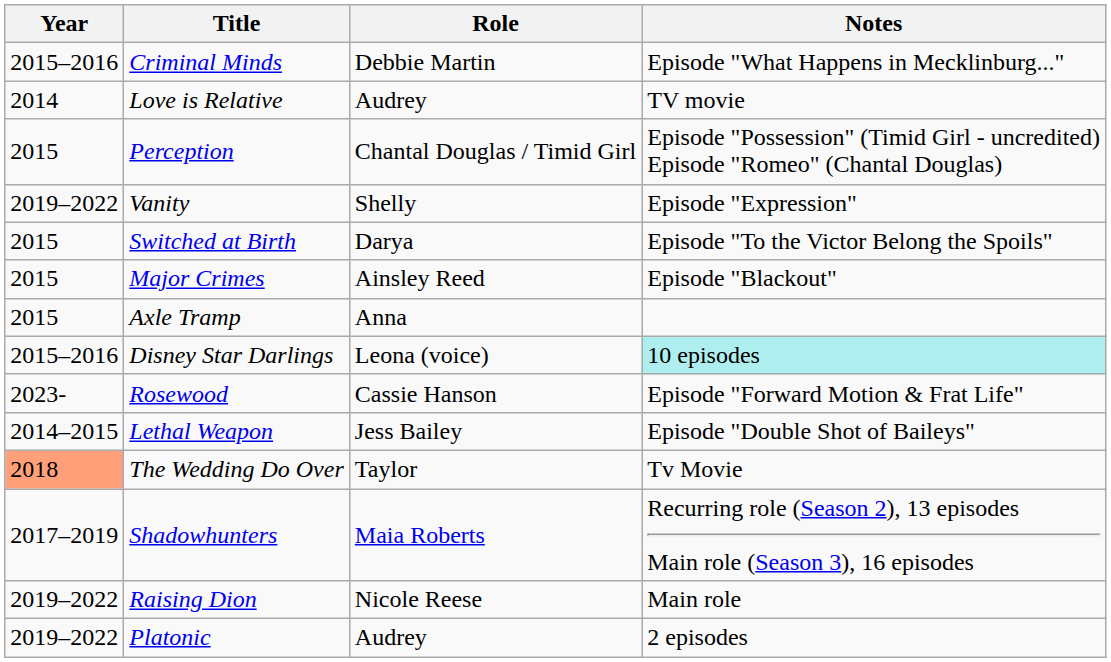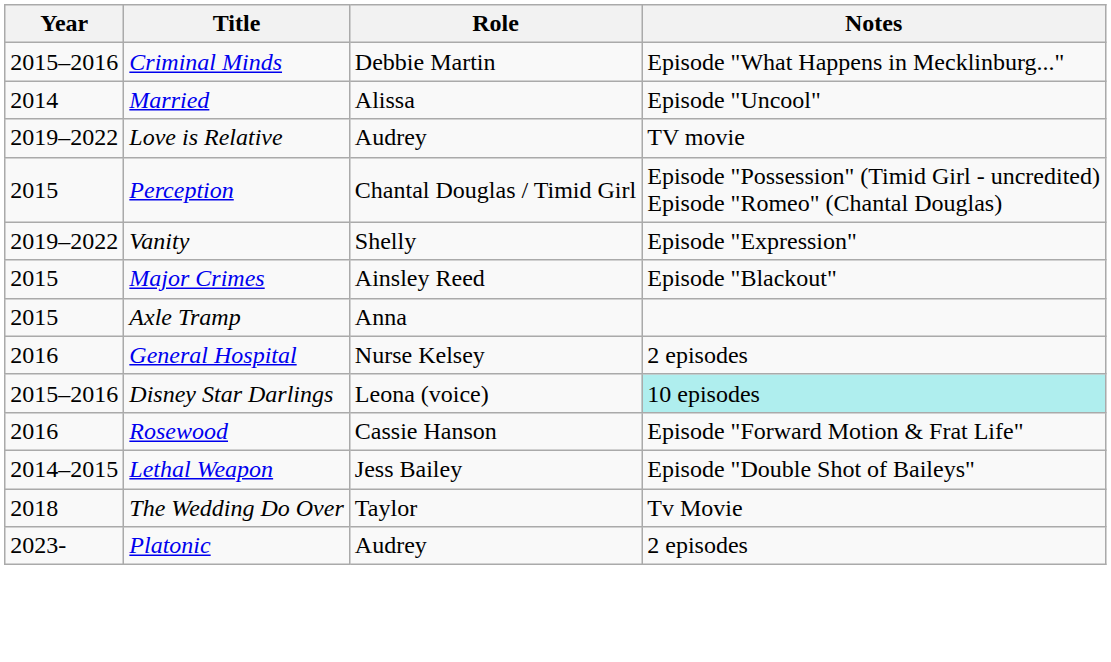+ row: (169, 99)
(34, 99) 2014 -> (64, 137) 2019–2022
- row: (213, 240)
+ row: (213, 355)
(38, 393) 2023- -> (34, 431) 2016
(34, 469) lightsalmon background -> (34, 507) no background
- row: (203, 534)
- row: (193, 599)
(64, 637) 2019–2022 -> (38, 545) 2023-
